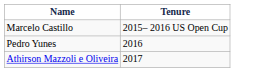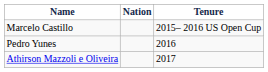+ column: (137, 12)
